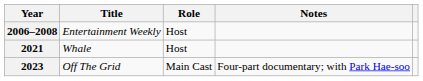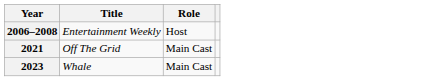- column: (314, 13)
(77, 48) Whale -> (91, 48) Off The Grid
(176, 48) Host -> (189, 48) Main Cast
(91, 66) Off The Grid -> (77, 66) Whale
